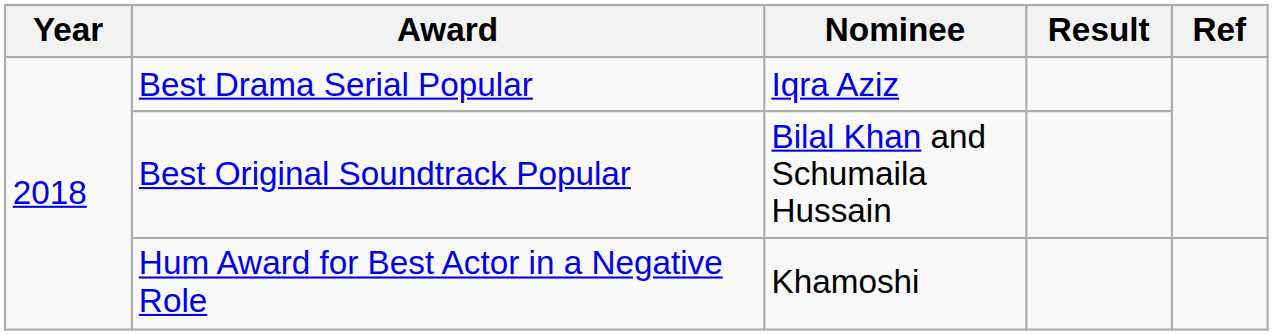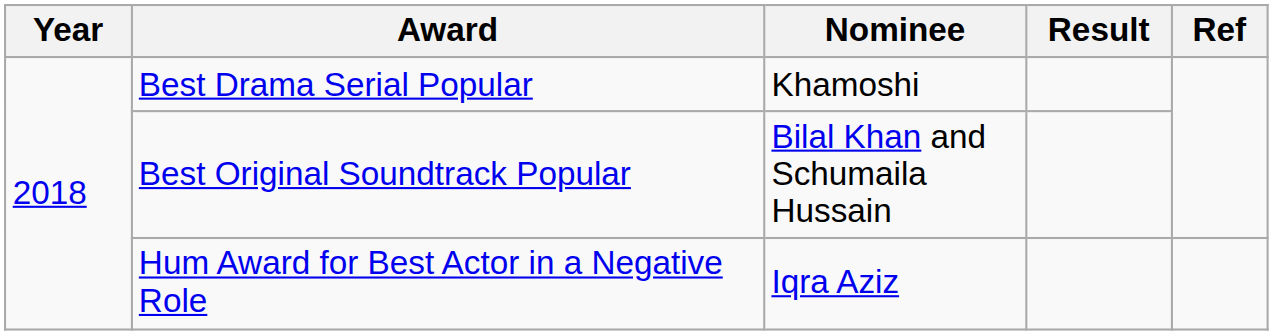(835, 83) Iqra Aziz -> (845, 83) Khamoshi
(845, 282) Khamoshi -> (835, 282) Iqra Aziz
